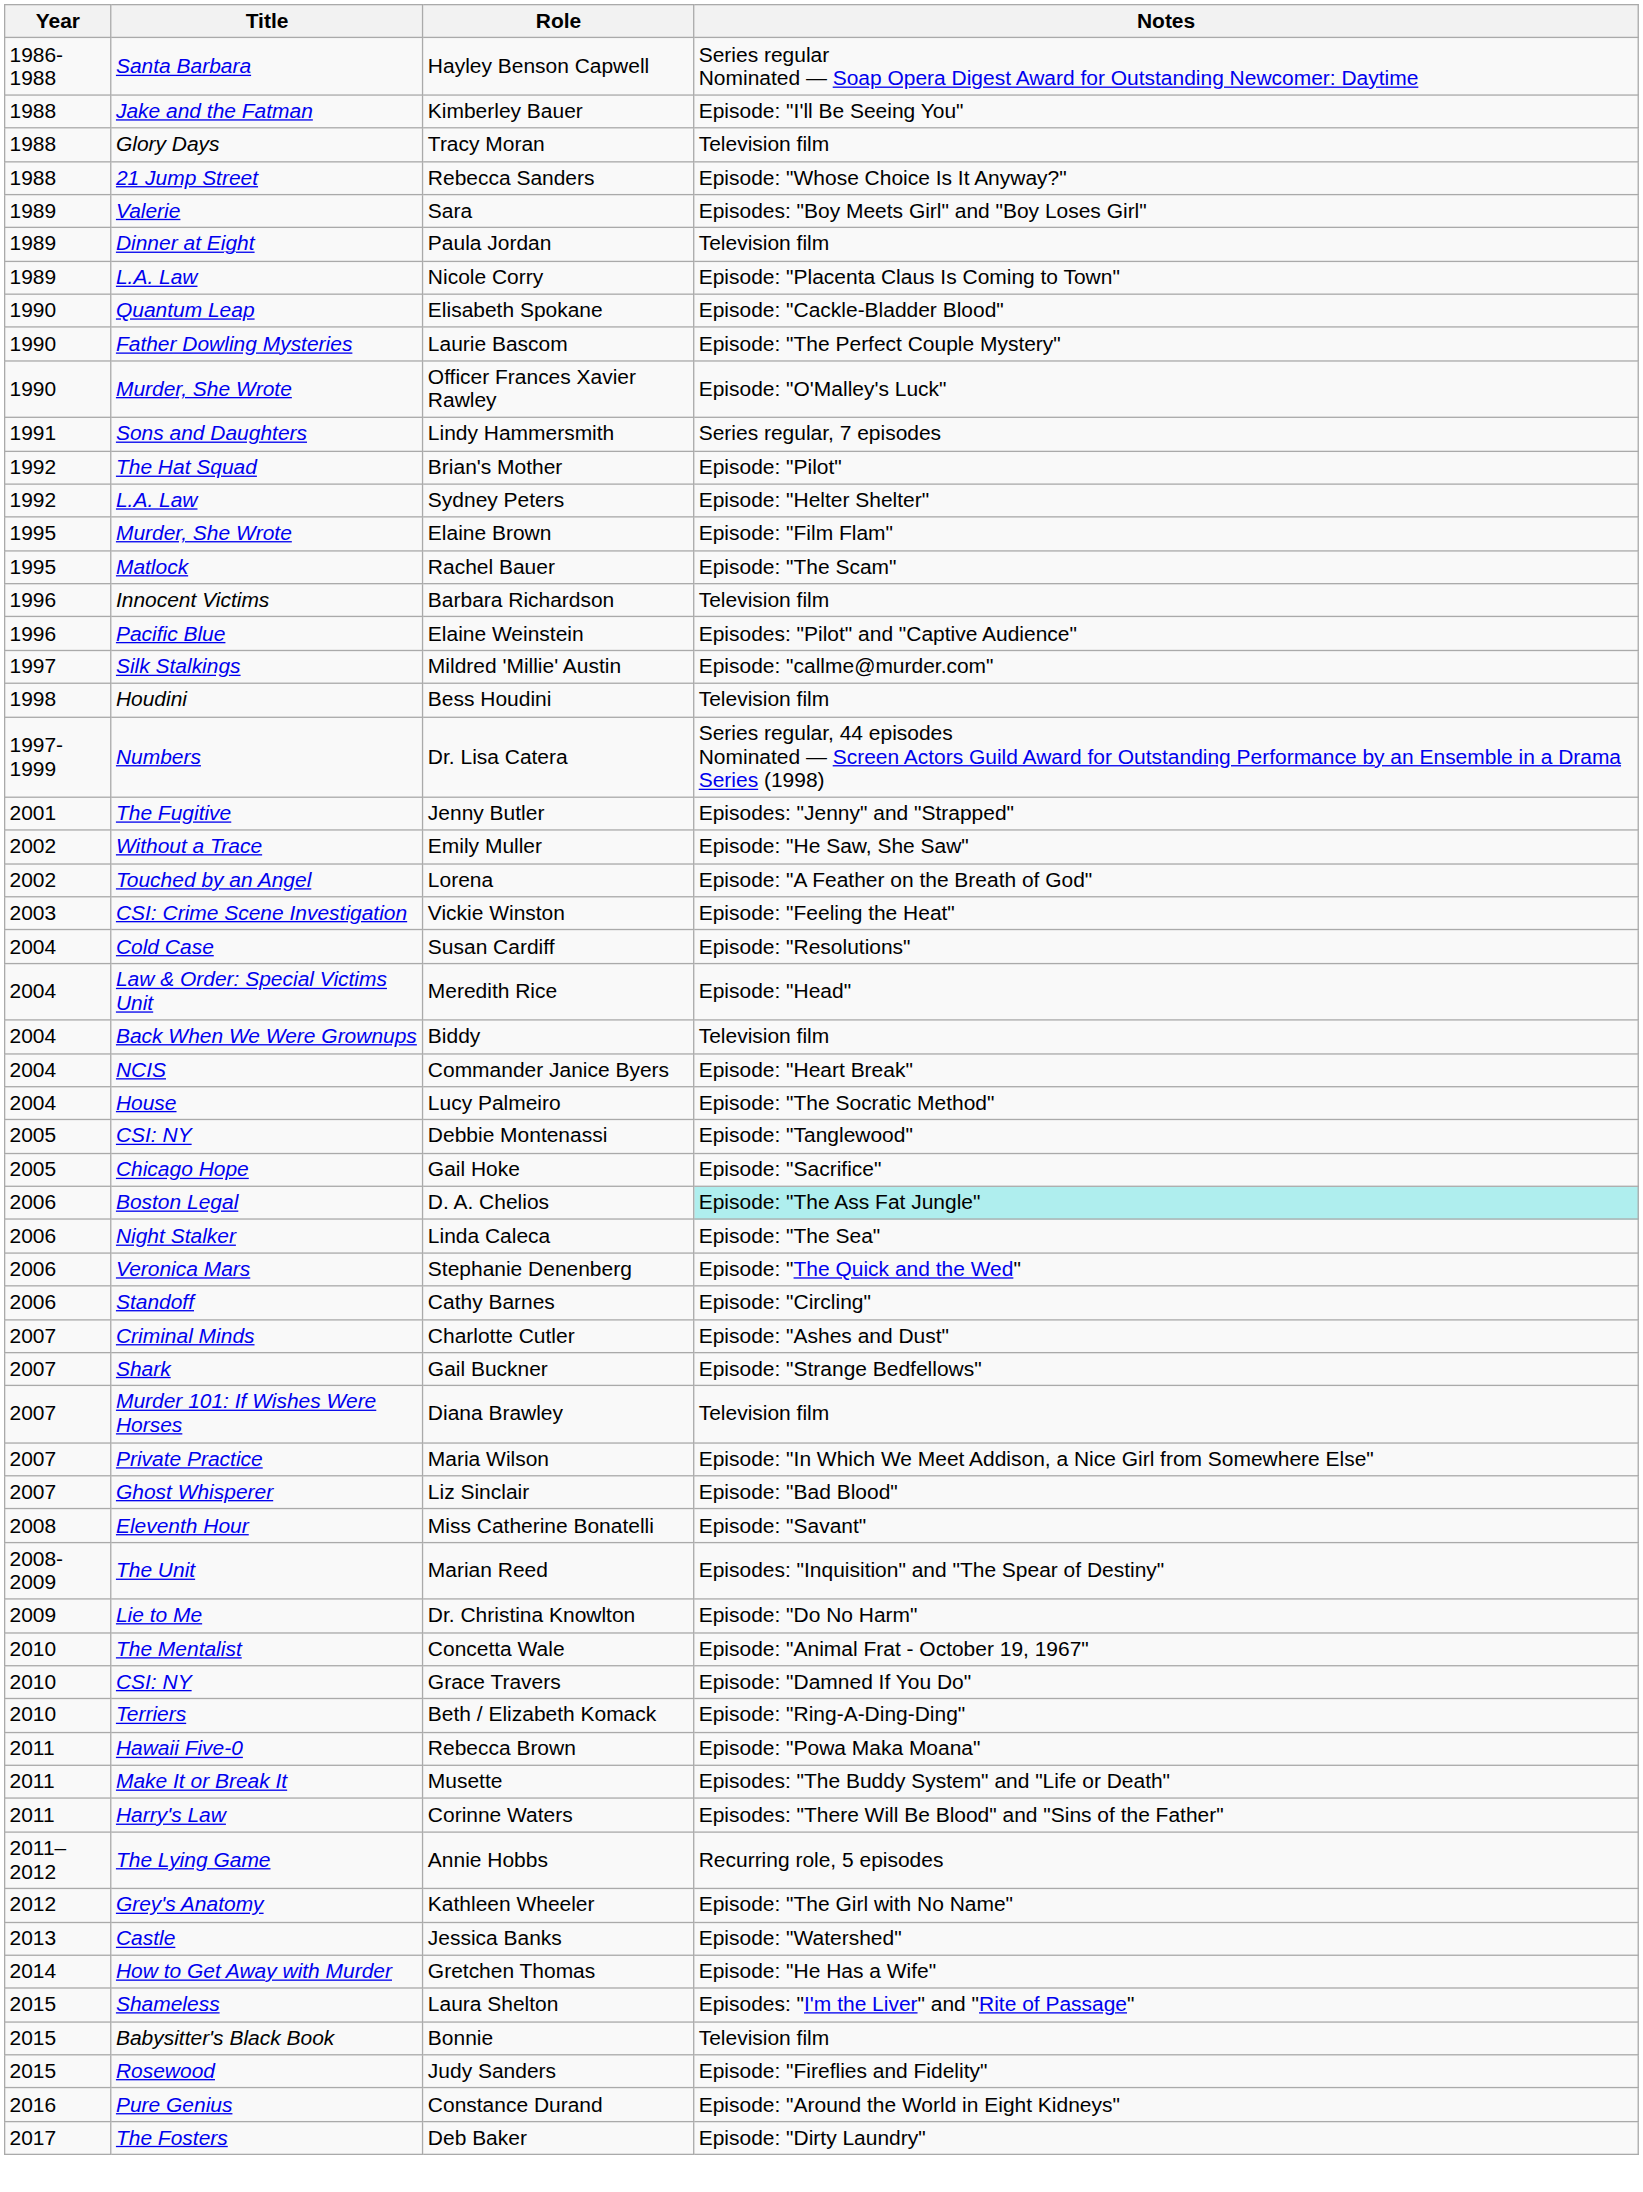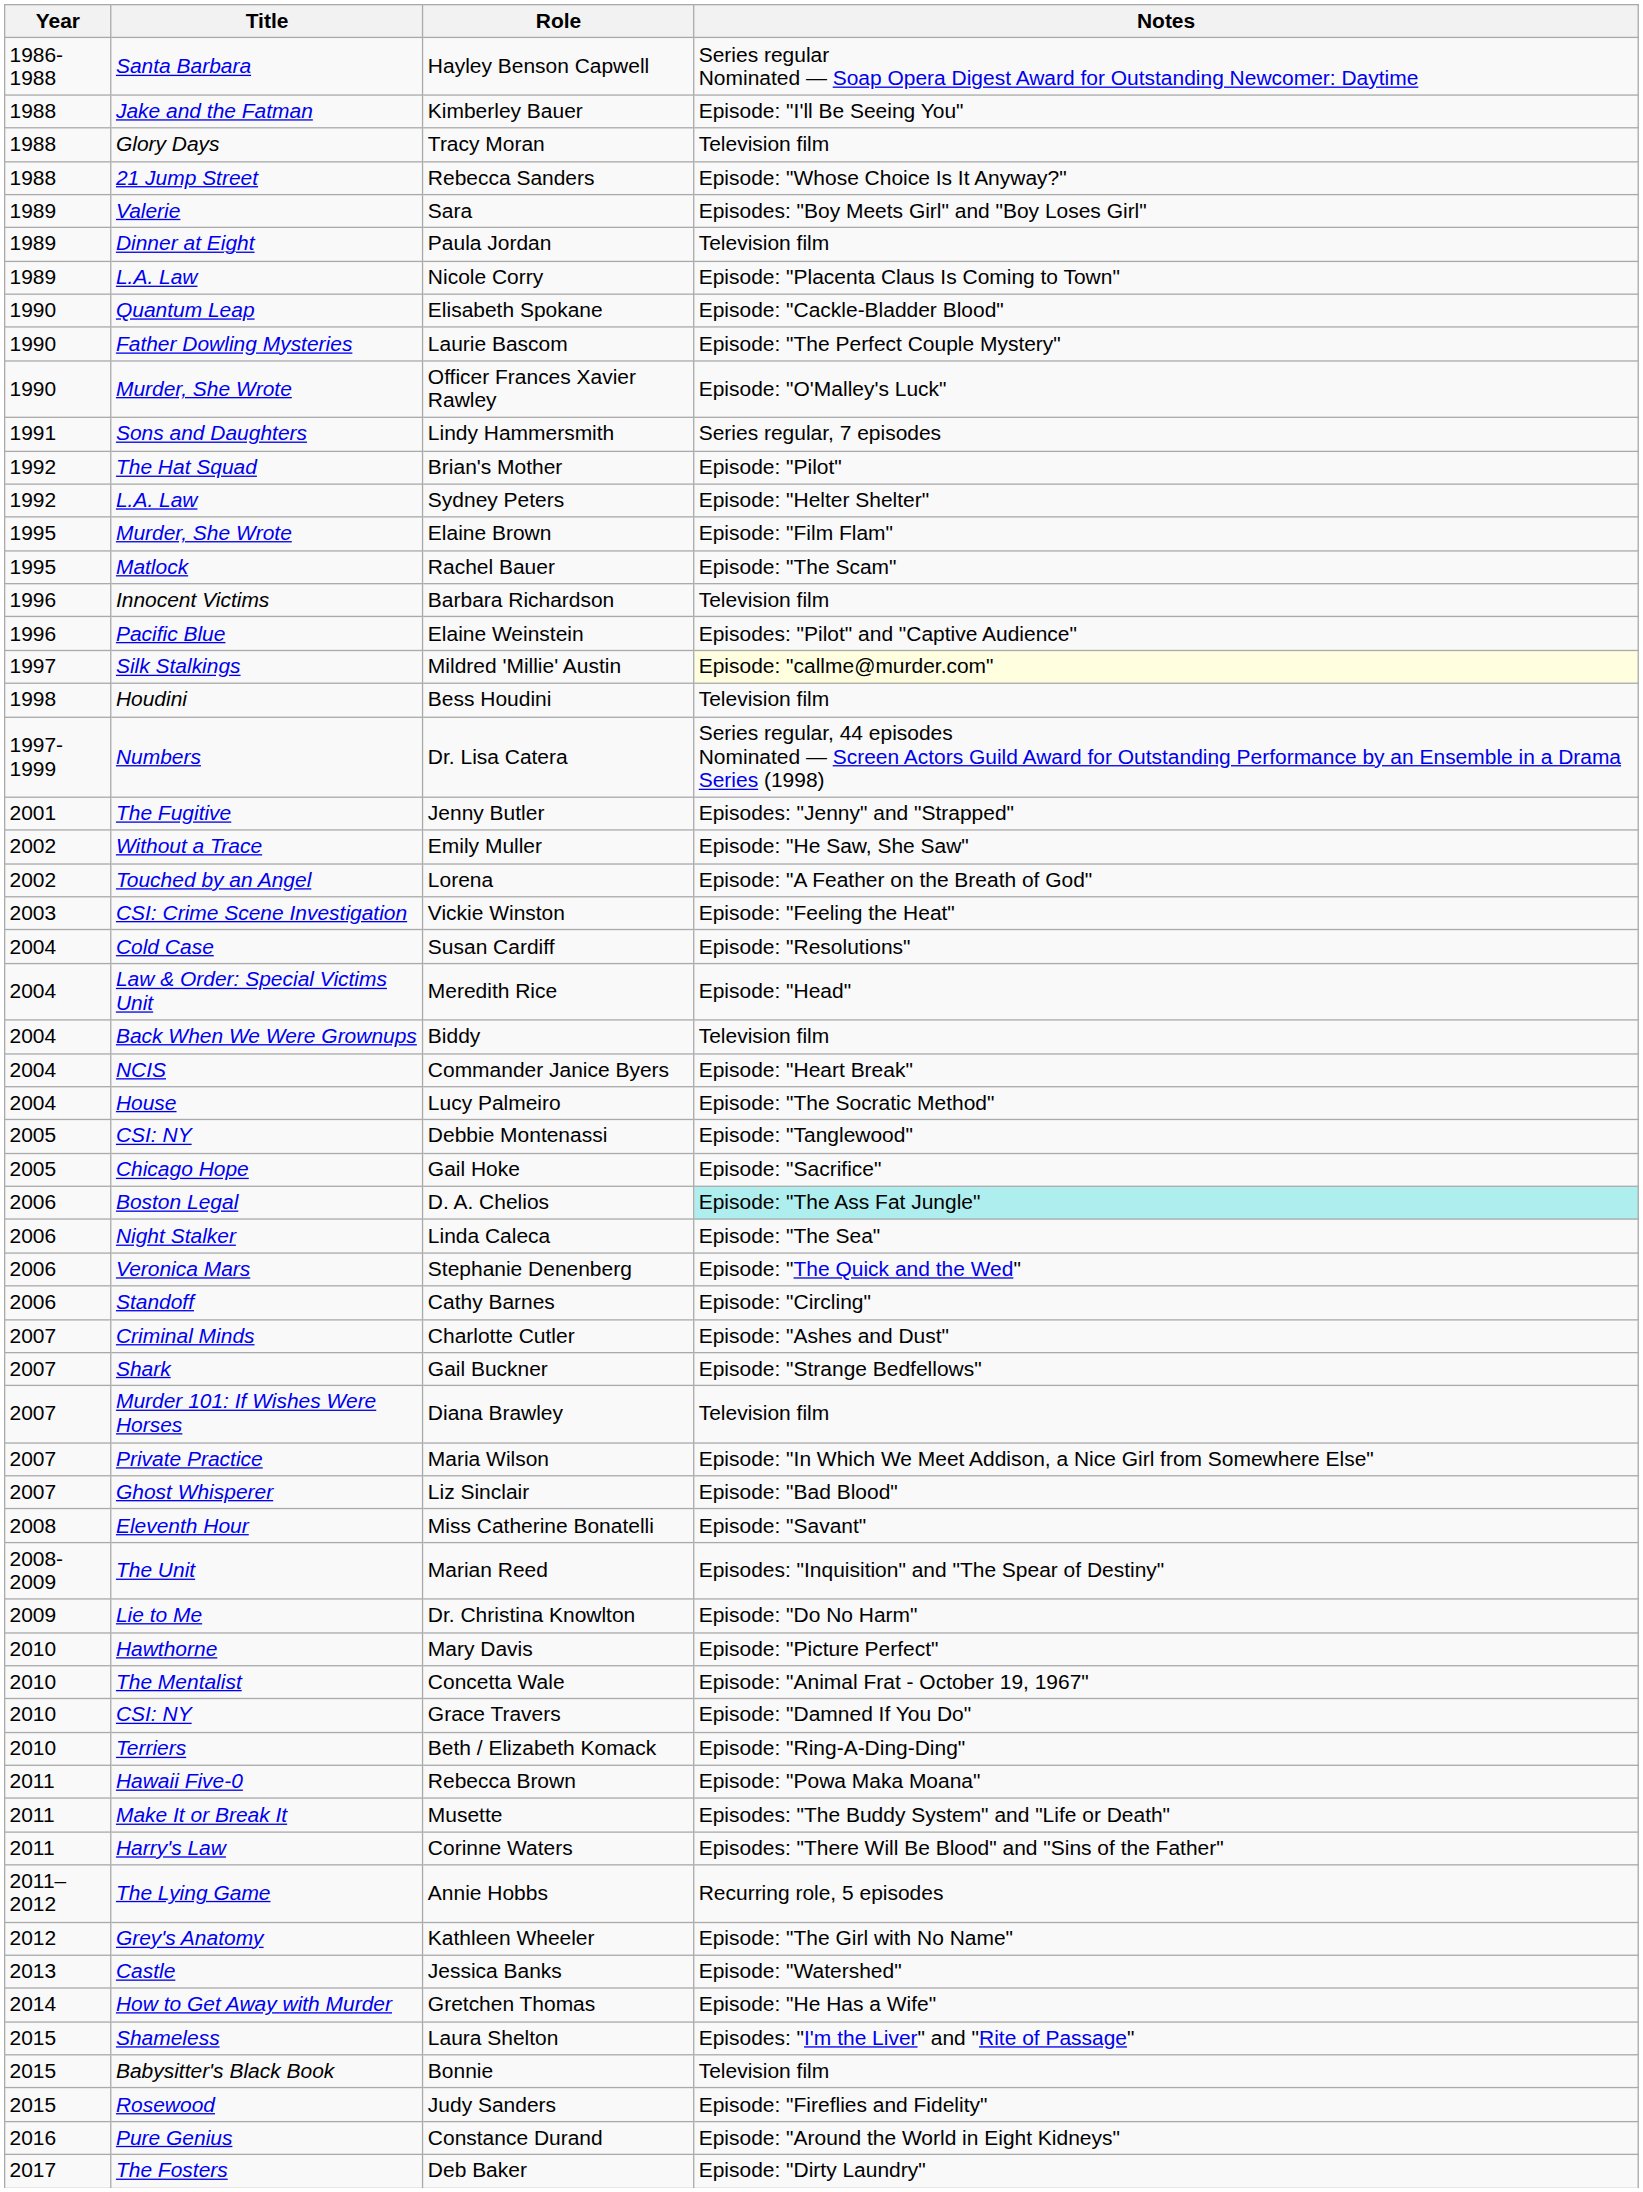(846, 666) no background -> (846, 666) lightyellow background
+ row: (480, 1648)
